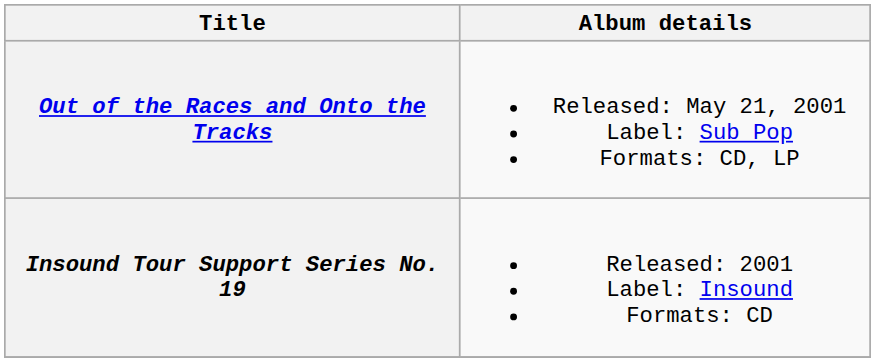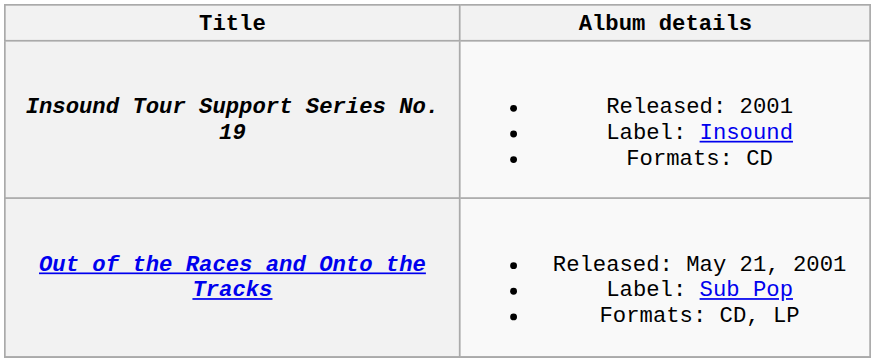rows swapped: (232, 120) <-> (232, 278)
